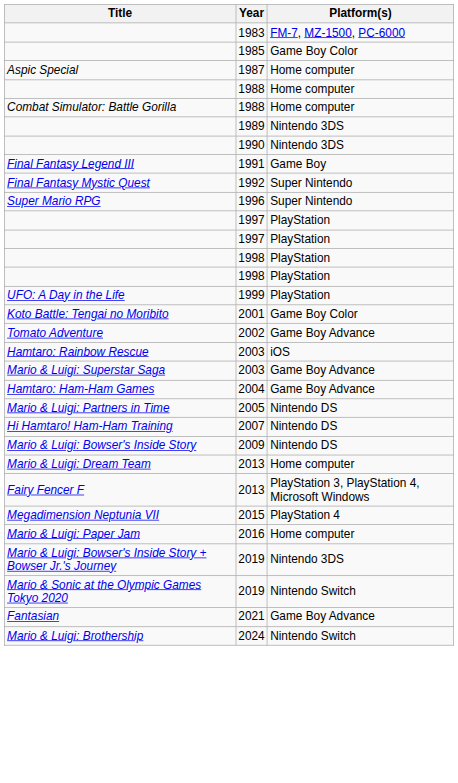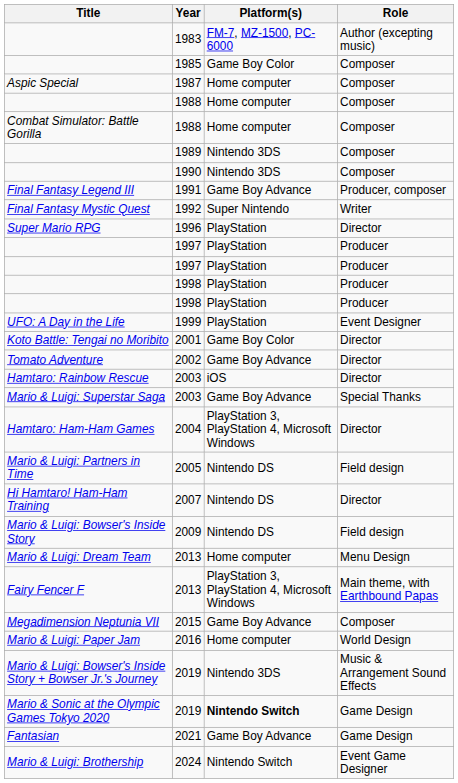+ column: (395, 13)
(298, 164) Game Boy -> (259, 190) Game Boy Advance
(311, 201) Super Nintendo -> (237, 228) PlayStation
(322, 389) Game Boy Advance -> (269, 429) PlayStation 3, PlayStation 4, Microsoft Windows
(305, 515) PlayStation 4 -> (259, 621) Game Boy Advance
(313, 591) normal -> (253, 711) bold
